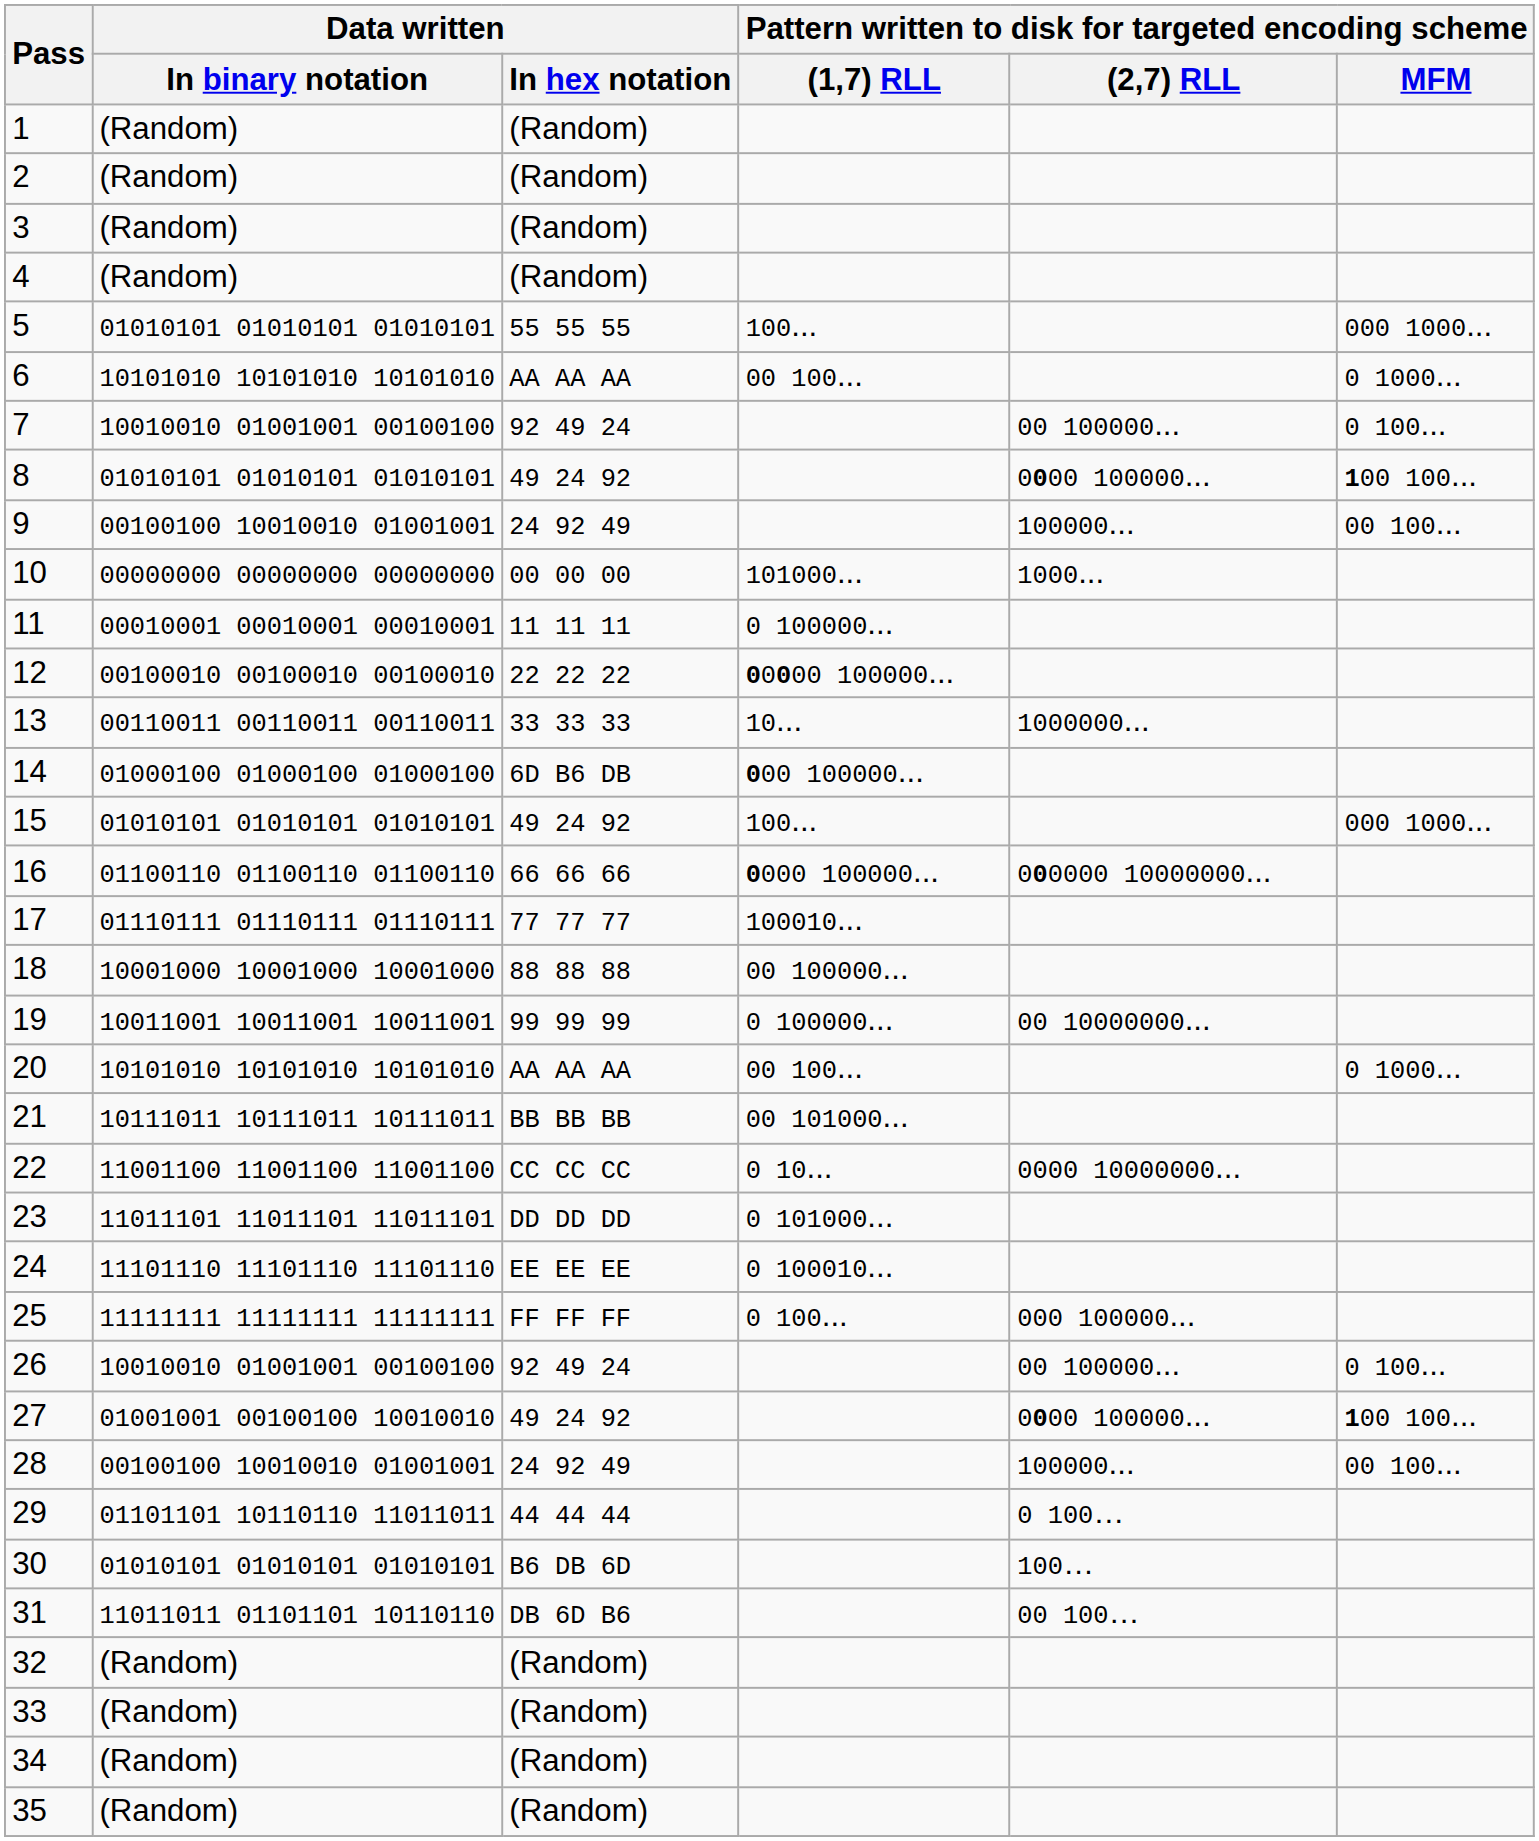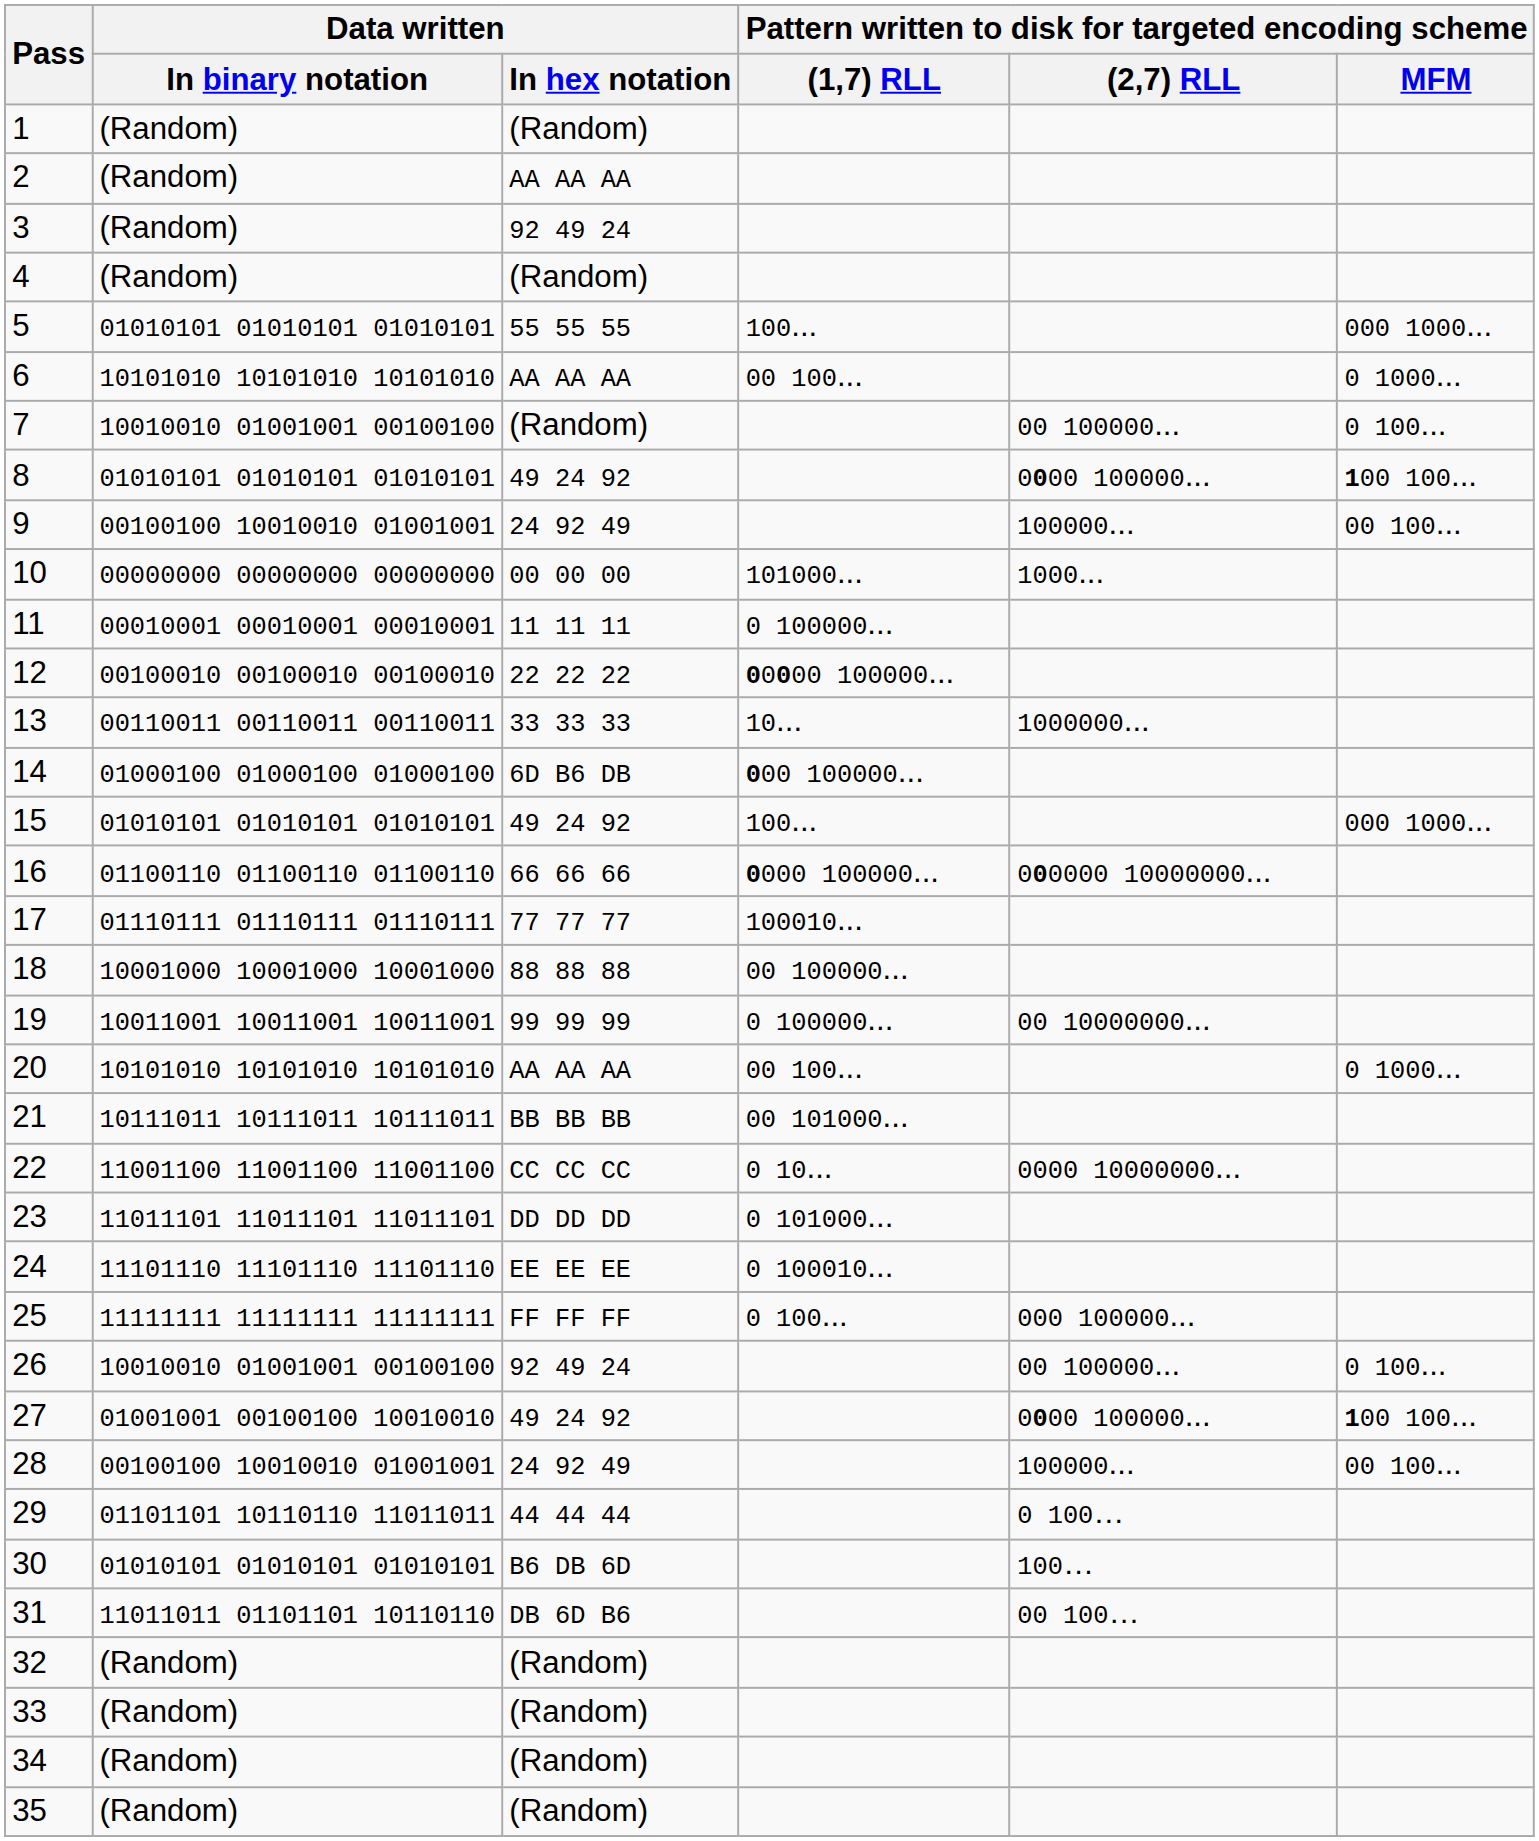(579, 177) (Random) -> (570, 181) AA AA AA
(579, 227) (Random) -> (570, 231) 92 49 24
(570, 428) 92 49 24 -> (579, 425) (Random)
